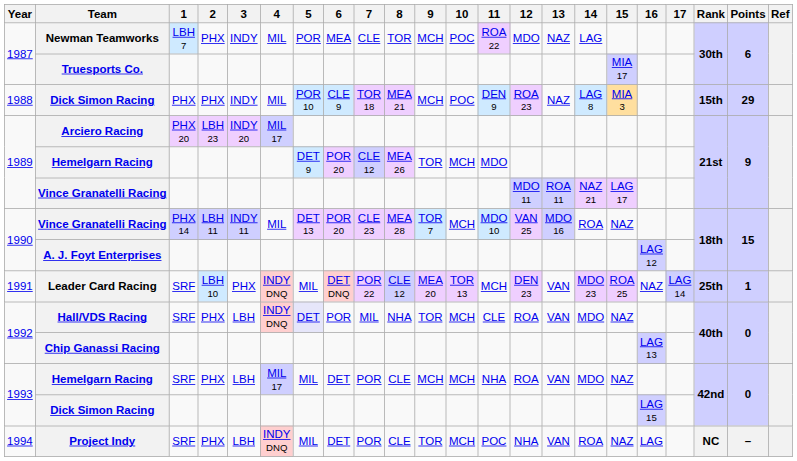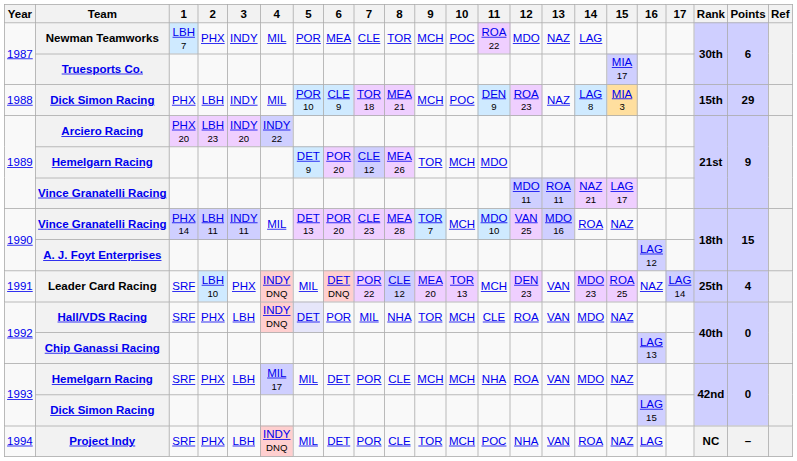(213, 100) PHX -> (213, 100) LBH
(277, 131) MIL 17 -> (277, 131) INDY 22
(748, 286) 1 -> (748, 286) 4
